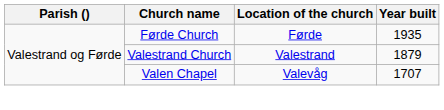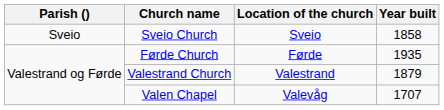+ row: (179, 34)
